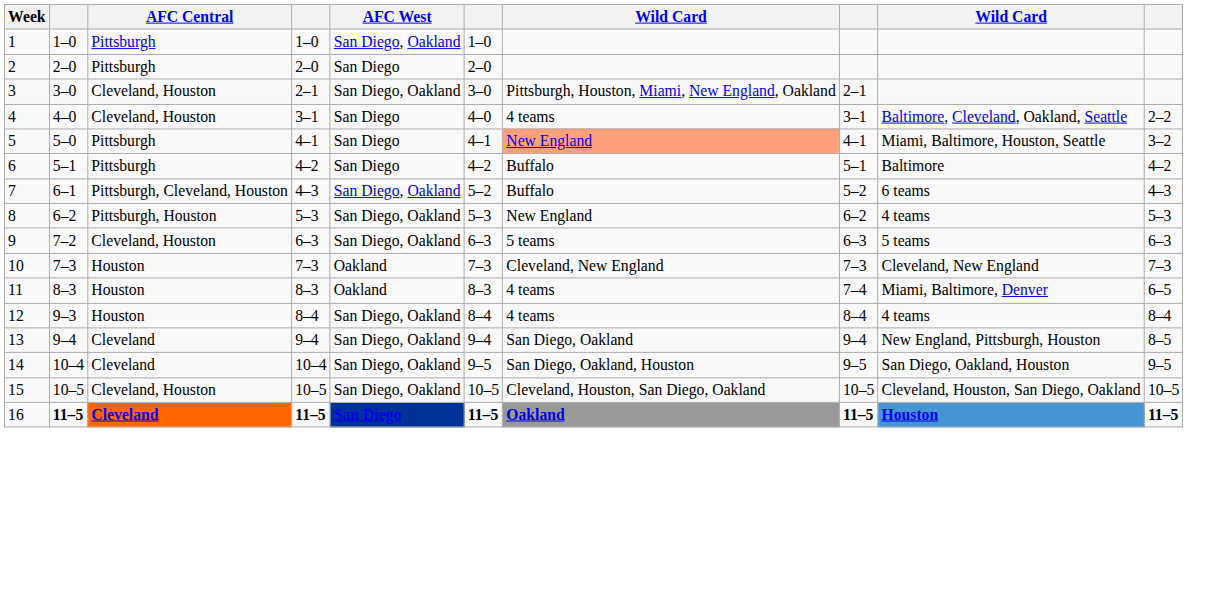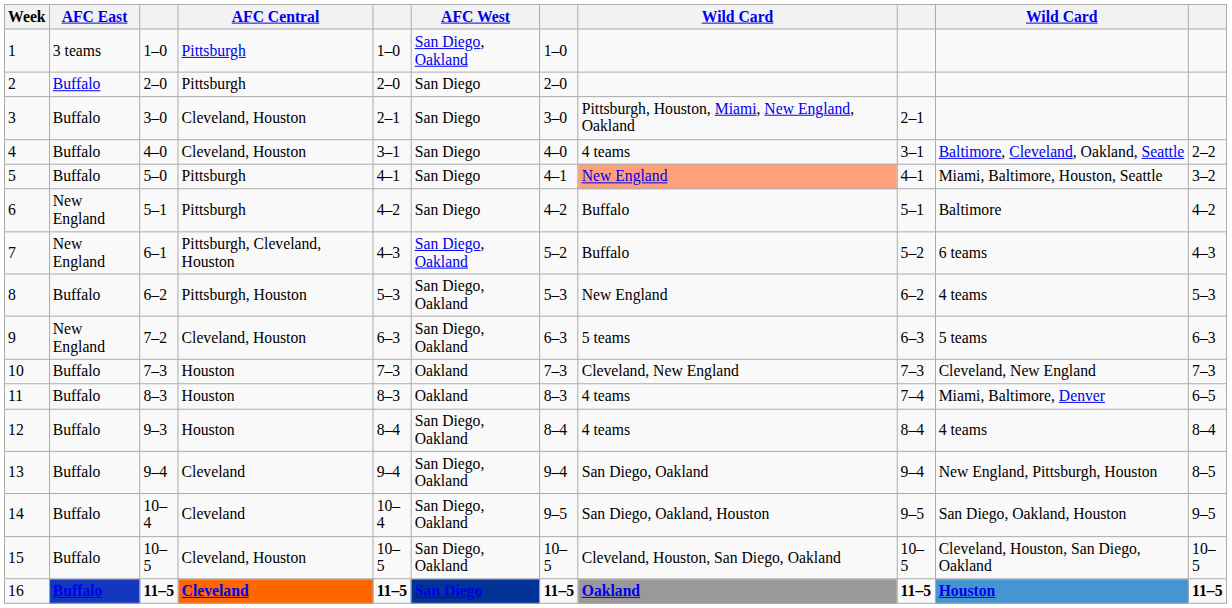+ column: (95, 16)
(397, 91) San Diego, Oakland -> (448, 117) San Diego
